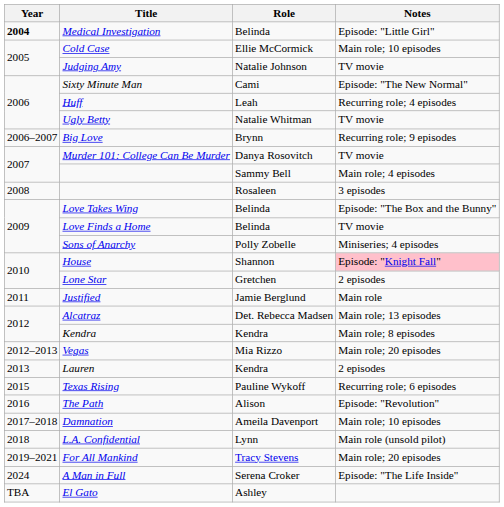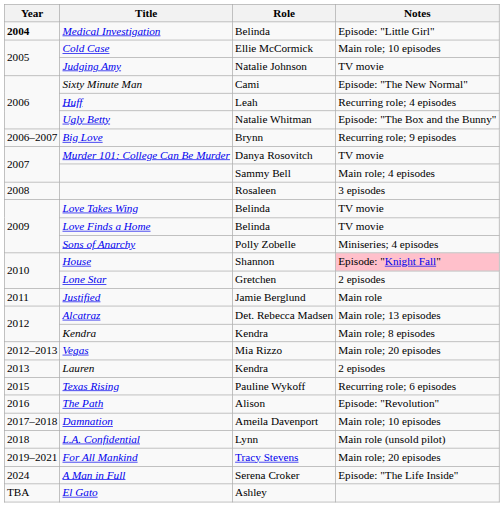(361, 119) TV movie -> (417, 119) Episode: "The Box and the Bunny"
(417, 208) Episode: "The Box and the Bunny" -> (361, 208) TV movie
